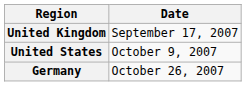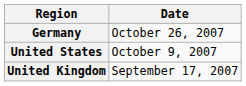rows swapped: (57, 33) <-> (57, 71)
